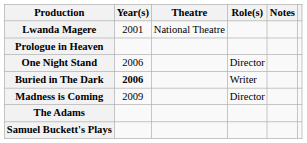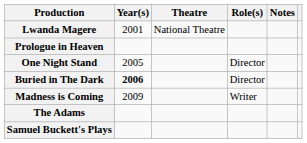(133, 63) 2006 -> (133, 63) 2005
(243, 79) Writer -> (247, 79) Director
(247, 96) Director -> (243, 96) Writer
